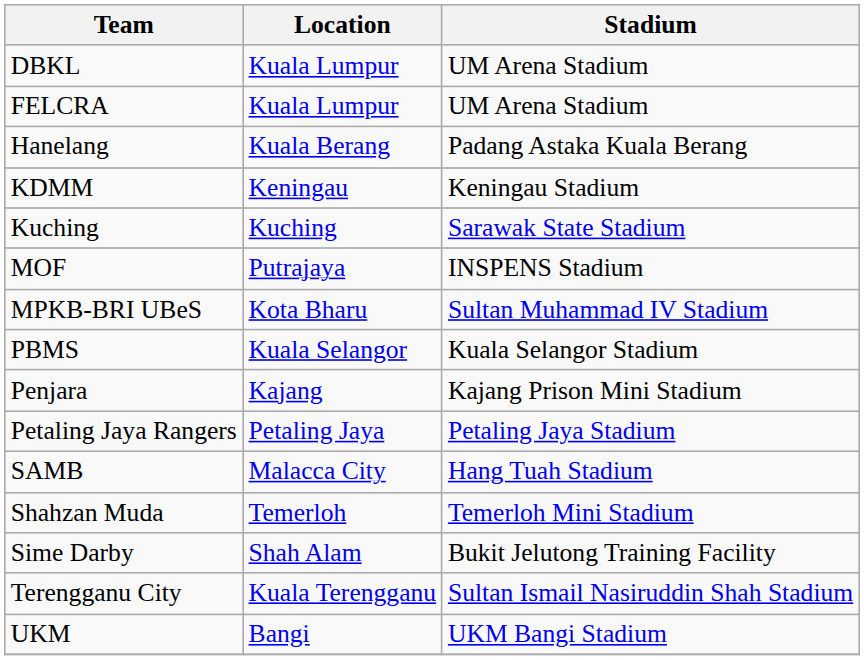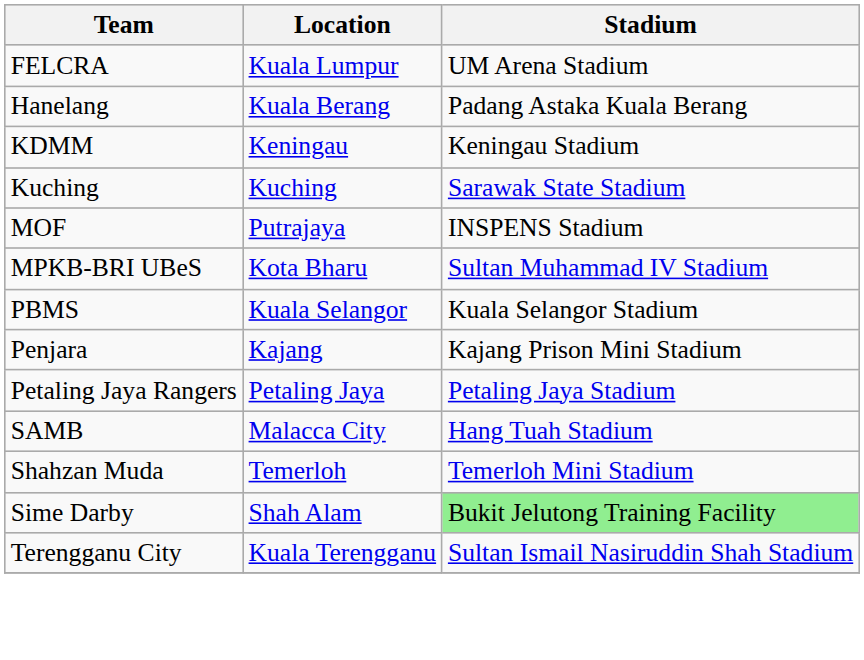- row: (46, 65)
(612, 552) no background -> (612, 512) lightgreen background
- row: (41, 633)
